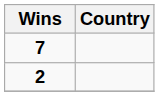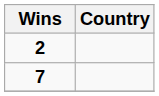rows swapped: (40, 47) <-> (40, 76)
